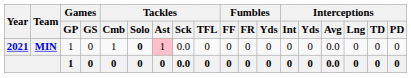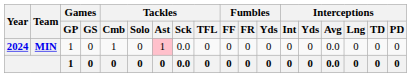(18, 47) 2021 -> (18, 47) 2024
(140, 47) bold -> (140, 47) normal
